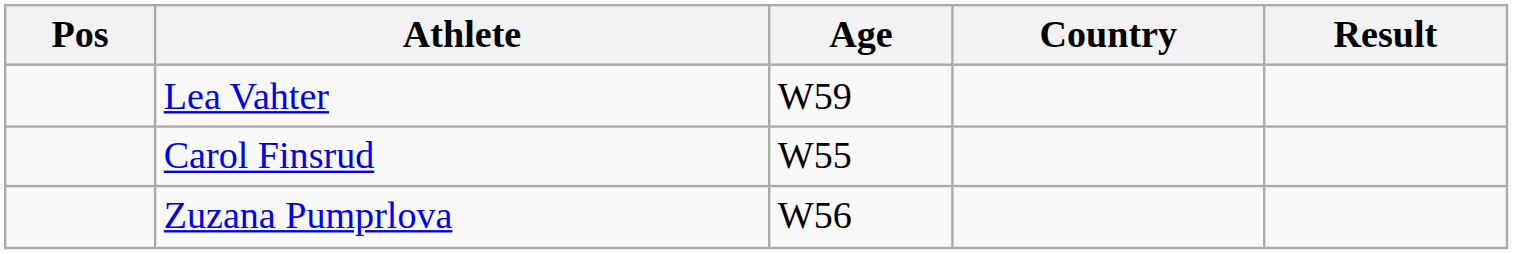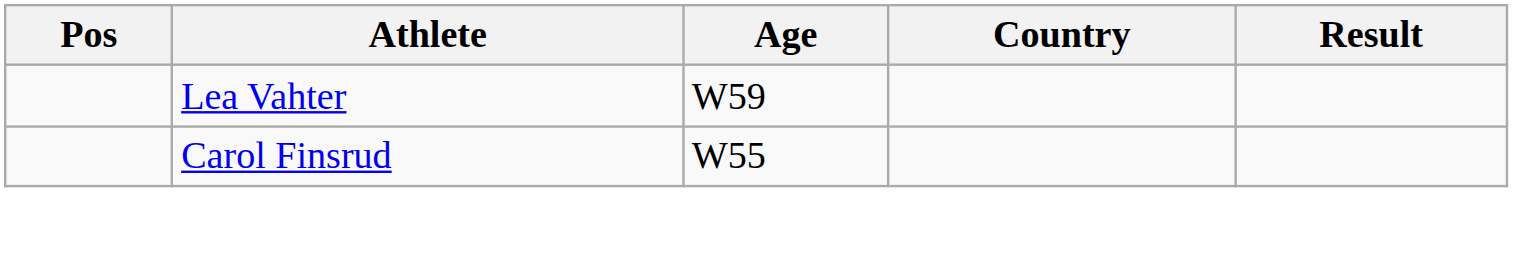- row: (308, 215)
